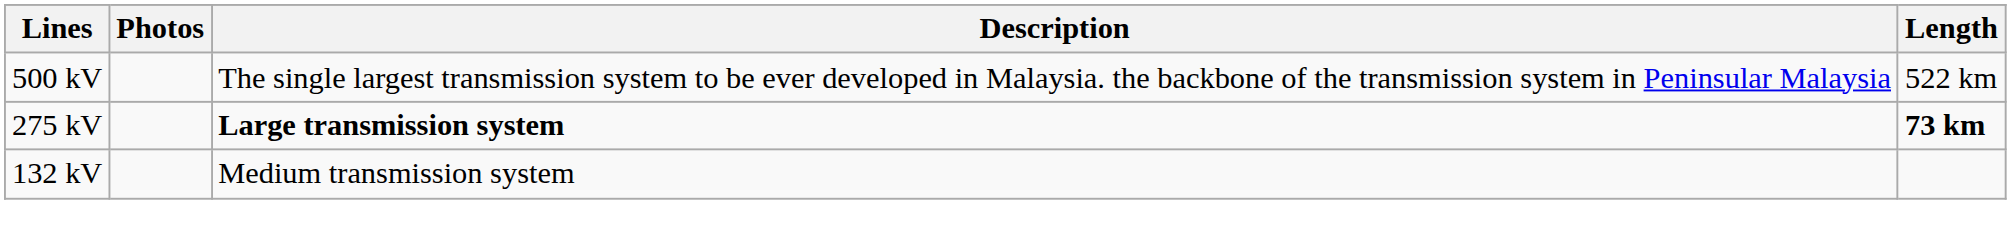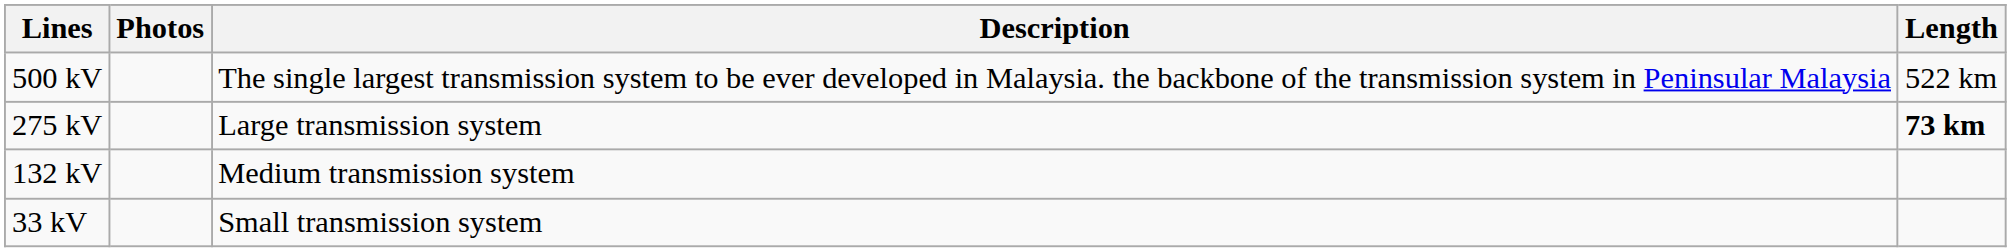(391, 125) bold -> (380, 125) normal
+ row: (50, 221)
